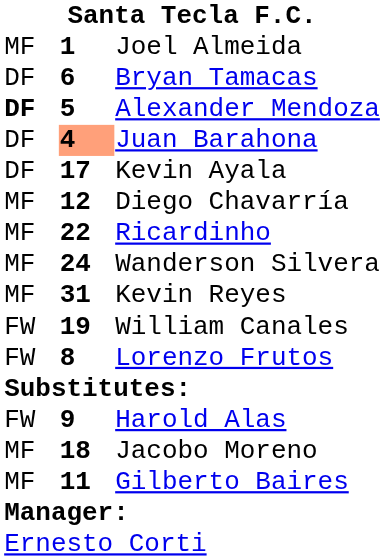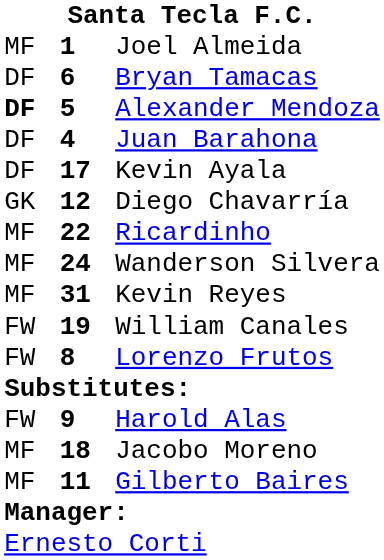(67, 140) lightsalmon background -> (67, 140) no background
(20, 203) MF -> (20, 203) GK
